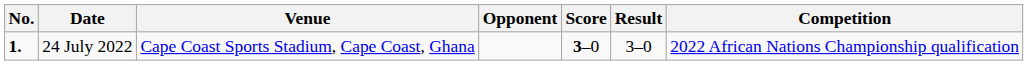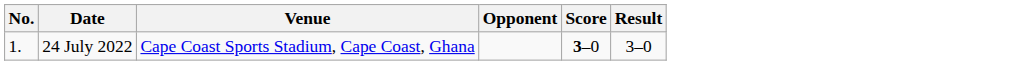- column: (845, 18)
(15, 45) bold -> (15, 45) normal
